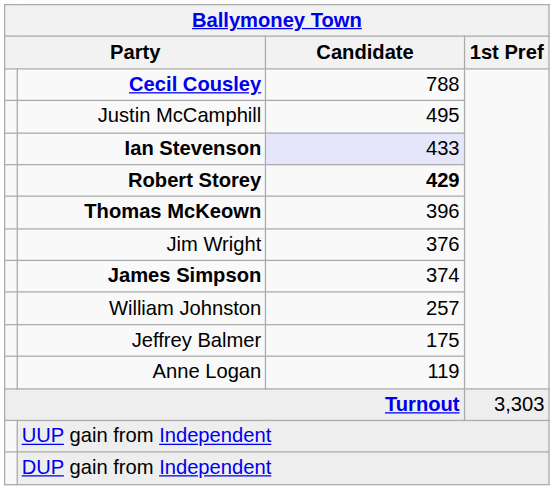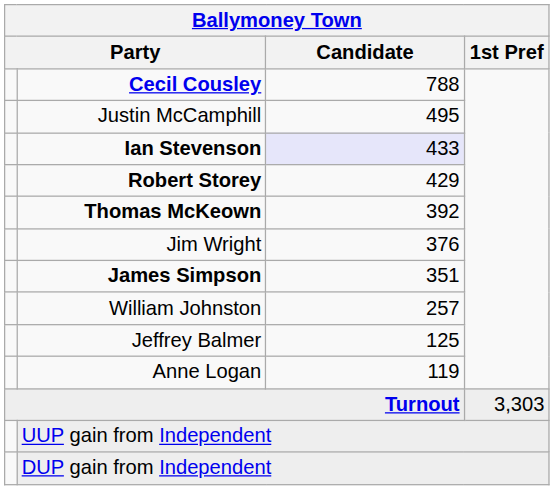(443, 180) bold -> (443, 180) normal
(443, 212) 396 -> (443, 212) 392
(443, 276) 374 -> (443, 276) 351
(443, 340) 175 -> (443, 340) 125
